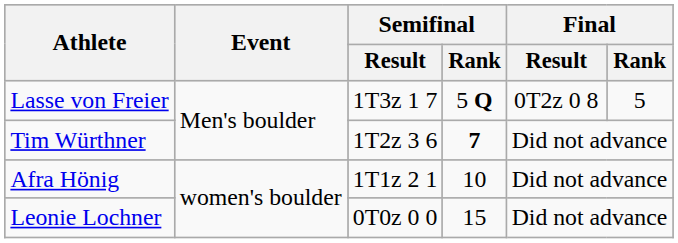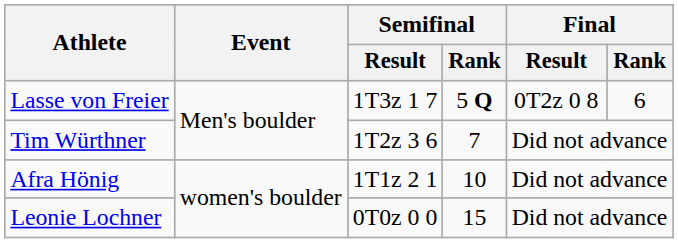(640, 100) 5 -> (640, 100) 6
(474, 139) bold -> (474, 139) normal
